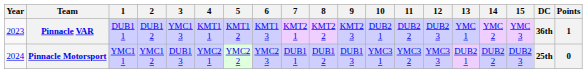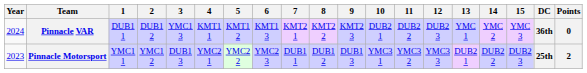(15, 31) 2023 -> (15, 31) 2024
(569, 31) 1 -> (569, 31) 0
(15, 56) 2024 -> (15, 56) 2023
(569, 56) 0 -> (569, 56) 2
